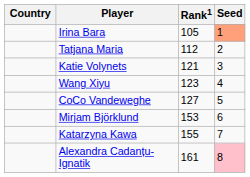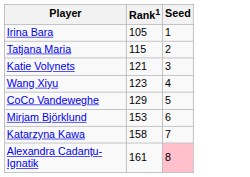- column: (30, 14)
(220, 32) lightsalmon background -> (168, 32) no background
(189, 49) 112 -> (138, 49) 115
(190, 100) 127 -> (138, 100) 129
(190, 134) 155 -> (138, 134) 158
